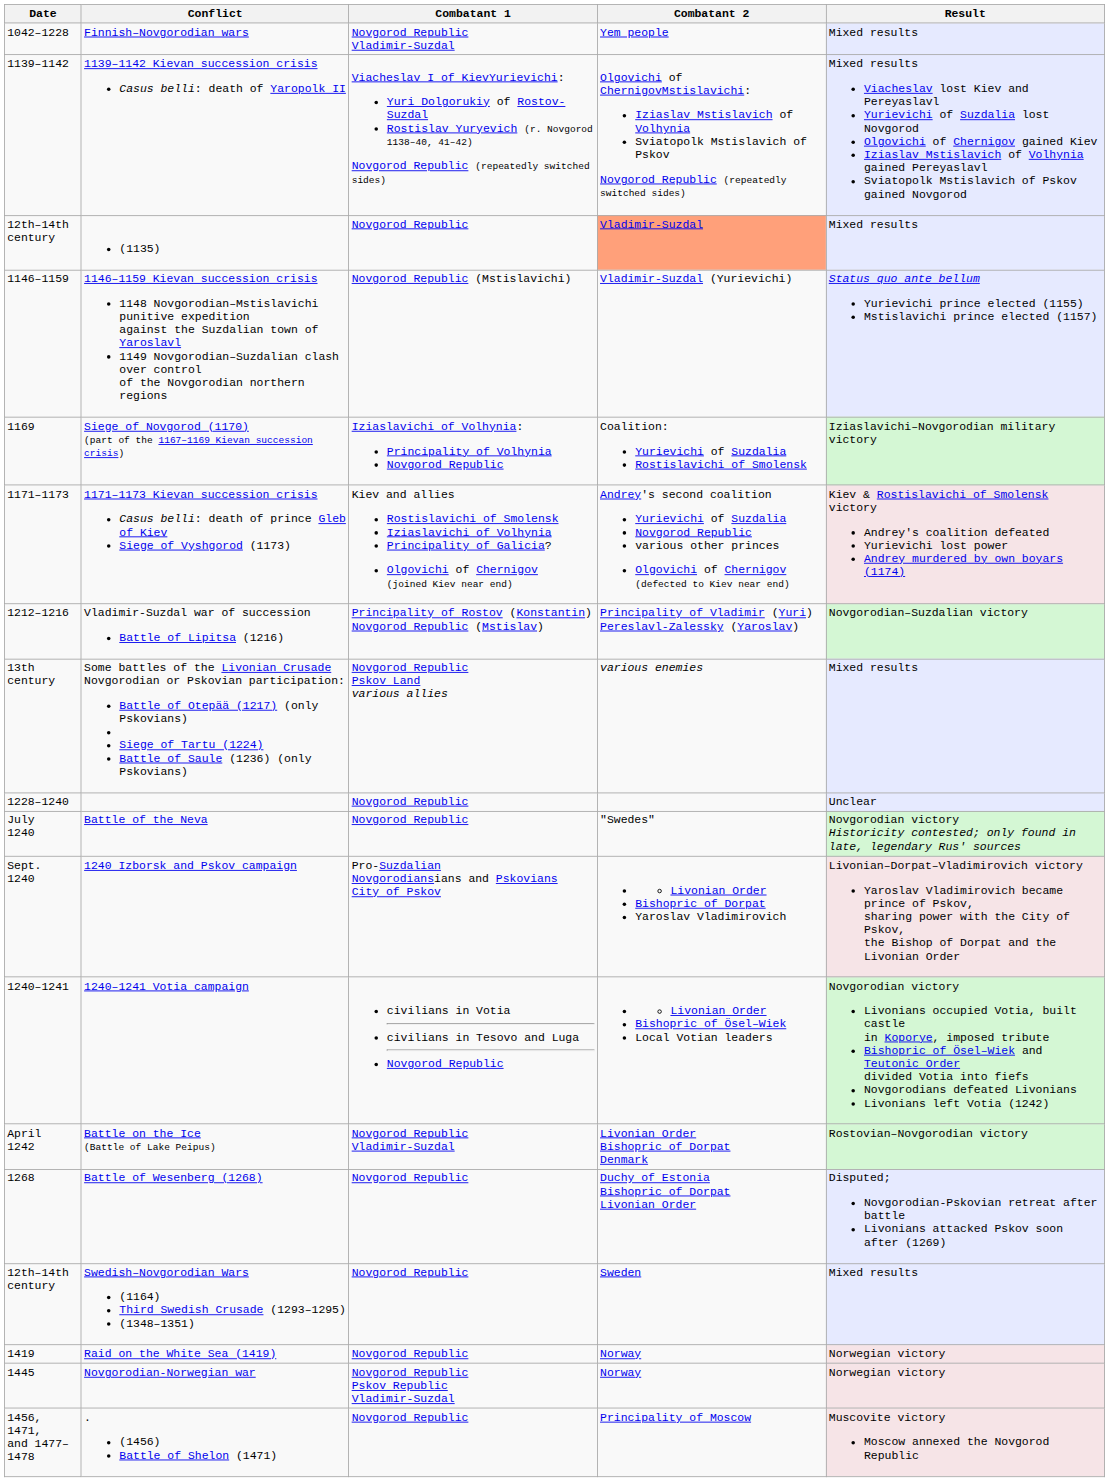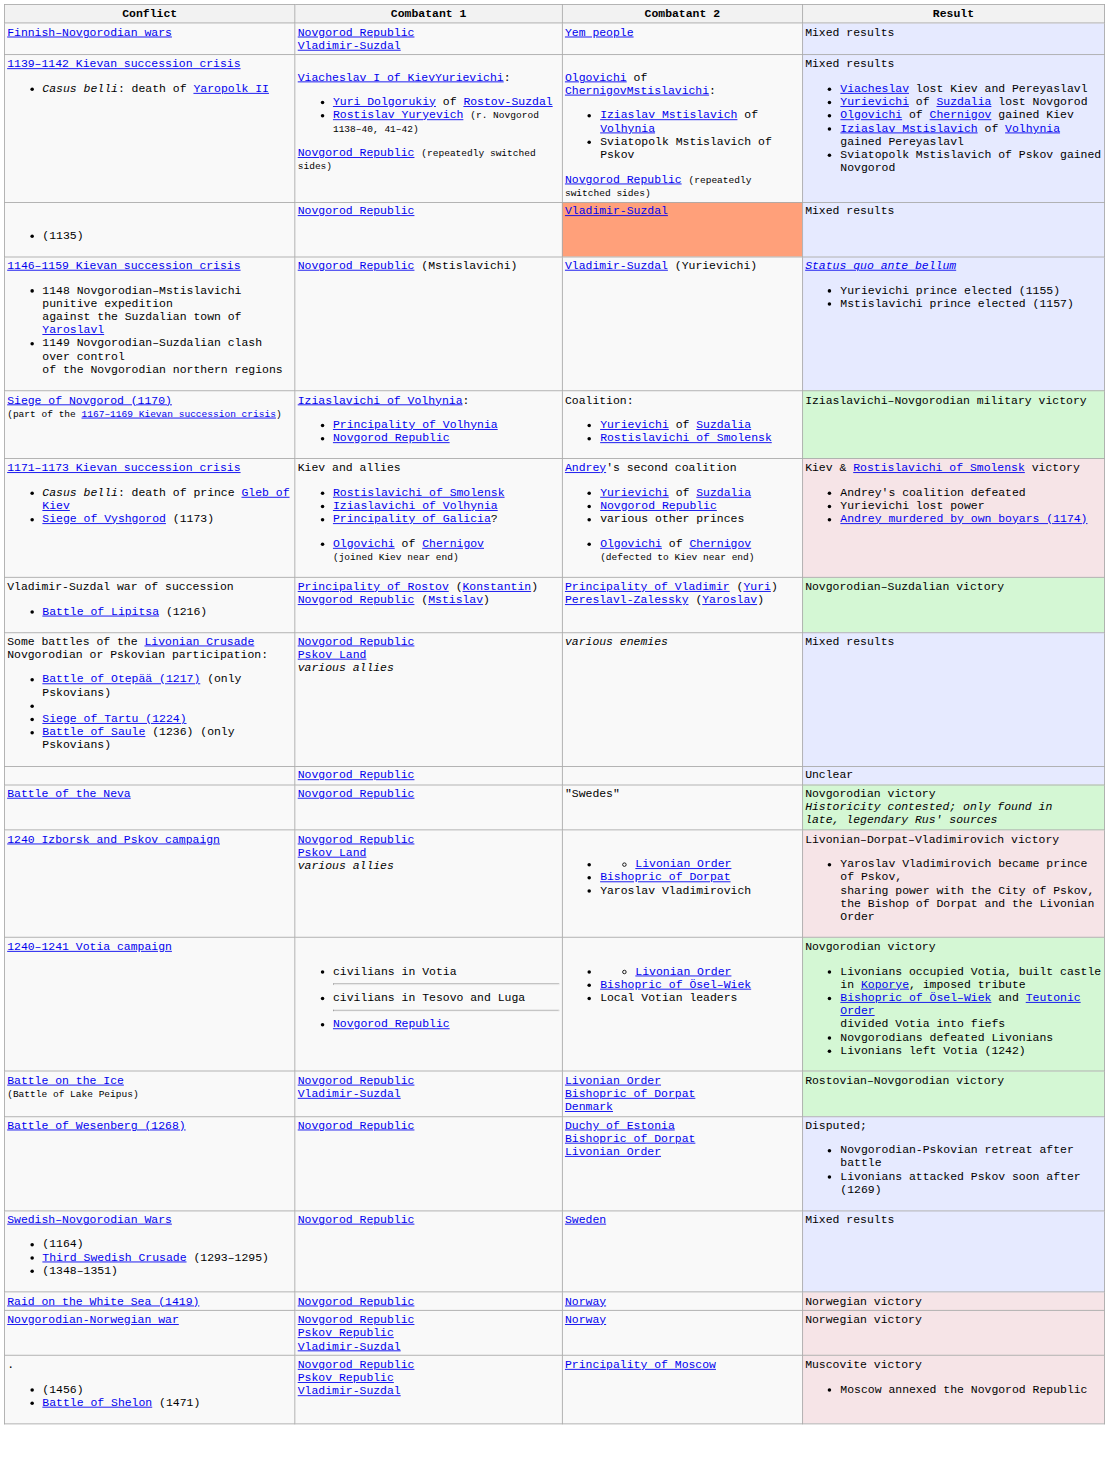- column: (43, 14)
(455, 879) Pro-Suzdalian Novgorodiansians and Pskovians City of Pskov -> (356, 852) Novgorod Republic Pskov Land various allies
(410, 1418) Novgorod Republic -> (356, 1378) Novgorod Republic Pskov Republic Vladimir-Suzdal
